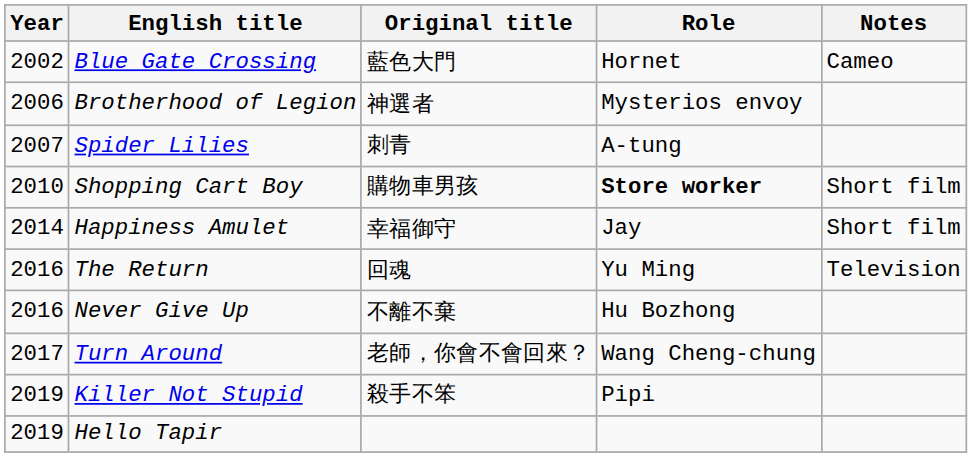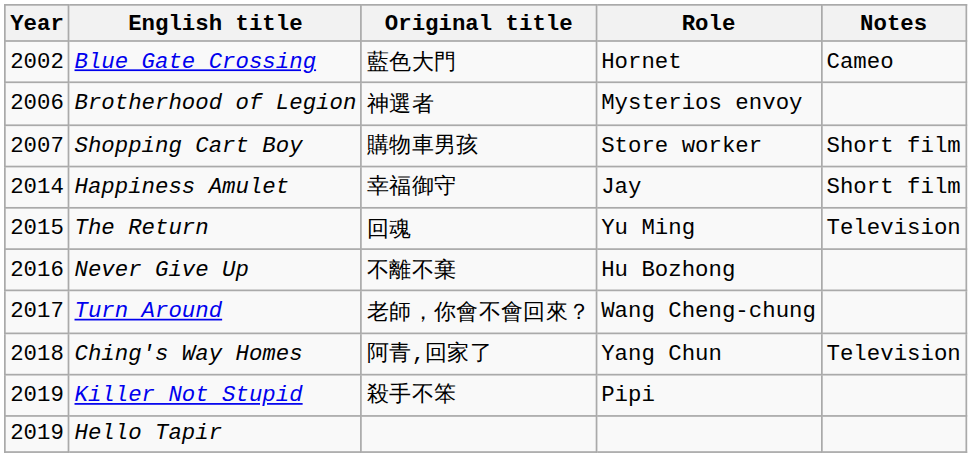- row: (162, 145)
(37, 187) 2010 -> (37, 145) 2007
(682, 187) bold -> (682, 145) normal
(37, 270) 2016 -> (37, 229) 2015
+ row: (189, 353)
